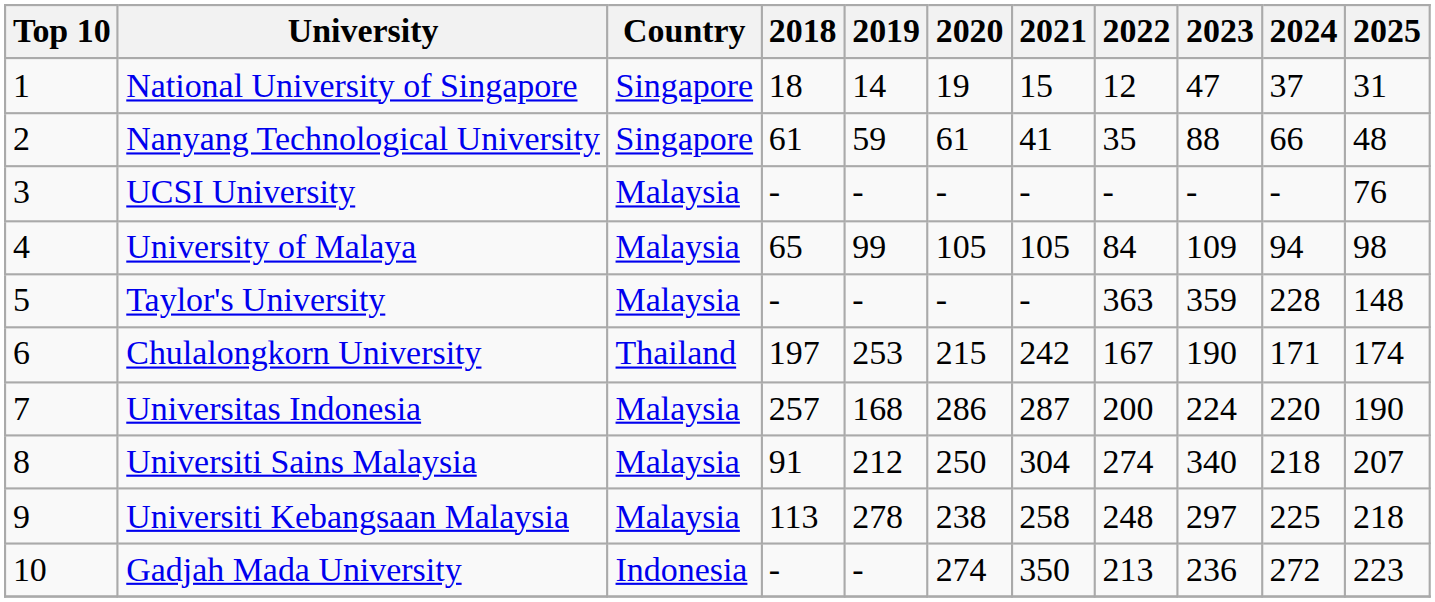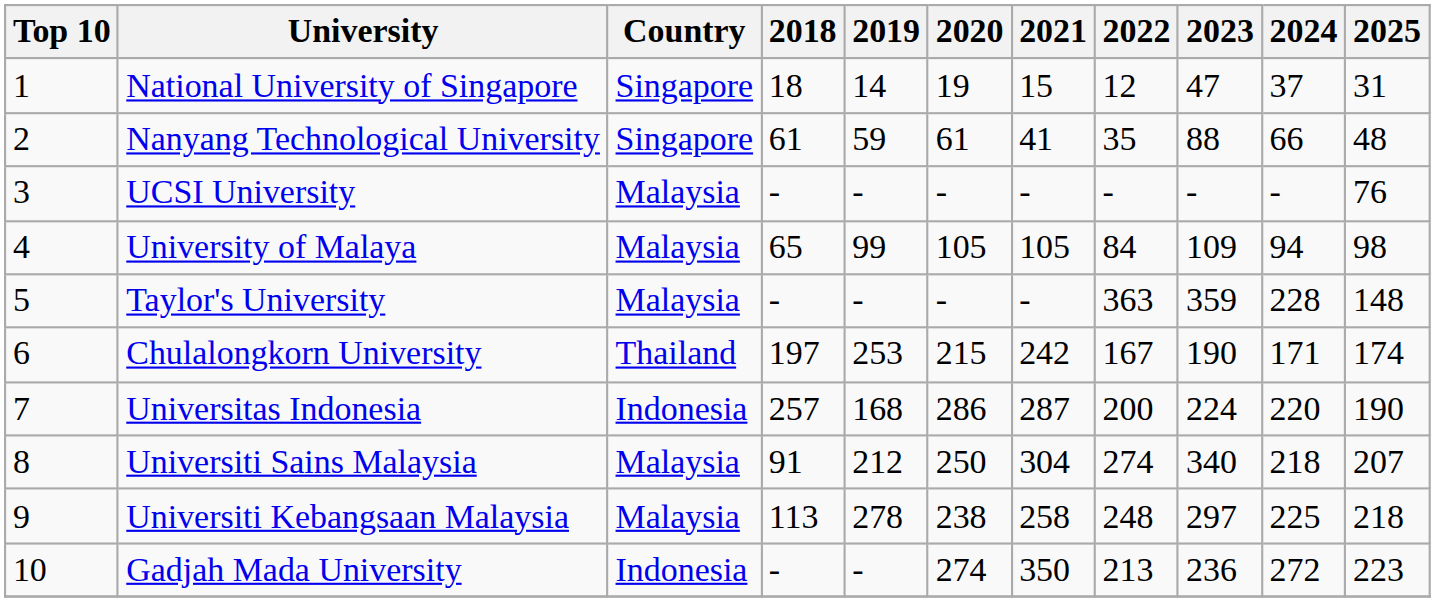(678, 407) Malaysia -> (681, 407) Indonesia
